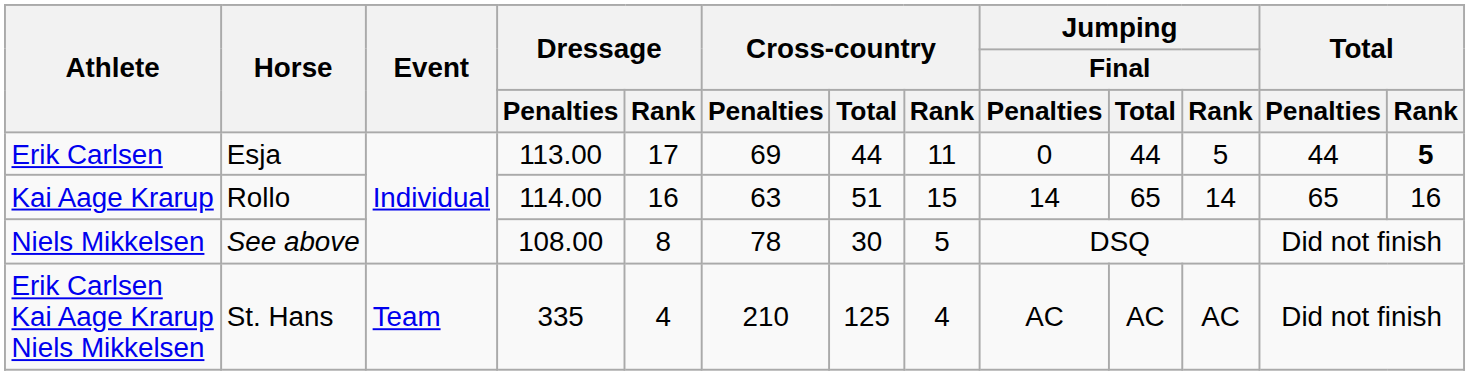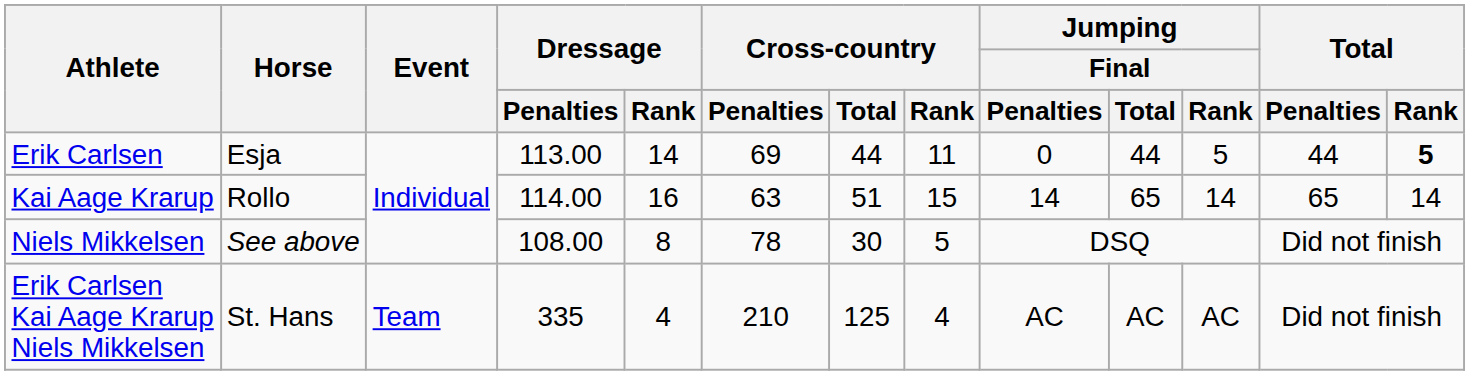(663, 154) 17 -> (663, 154) 14
(1426, 198) 16 -> (1426, 198) 14
